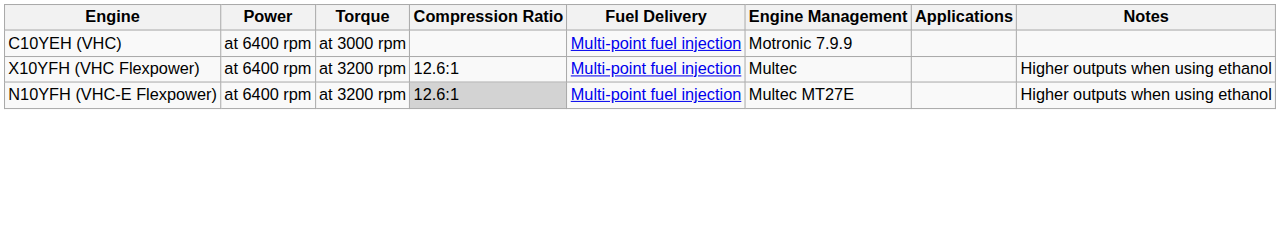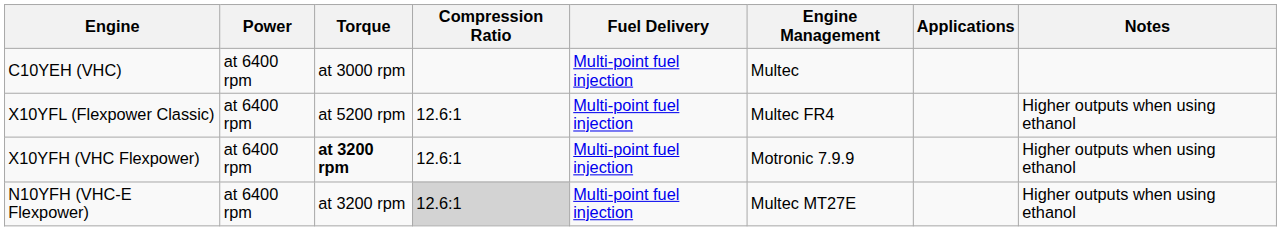(801, 43) Motronic 7.9.9 -> (775, 70) Multec
+ row: (111, 115)
(363, 69) normal -> (346, 159) bold
(773, 69) Multec -> (803, 159) Motronic 7.9.9
